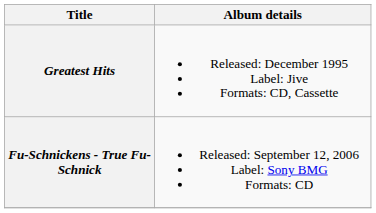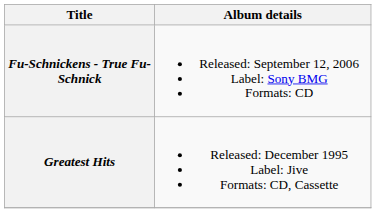rows swapped: (80, 70) <-> (80, 162)
